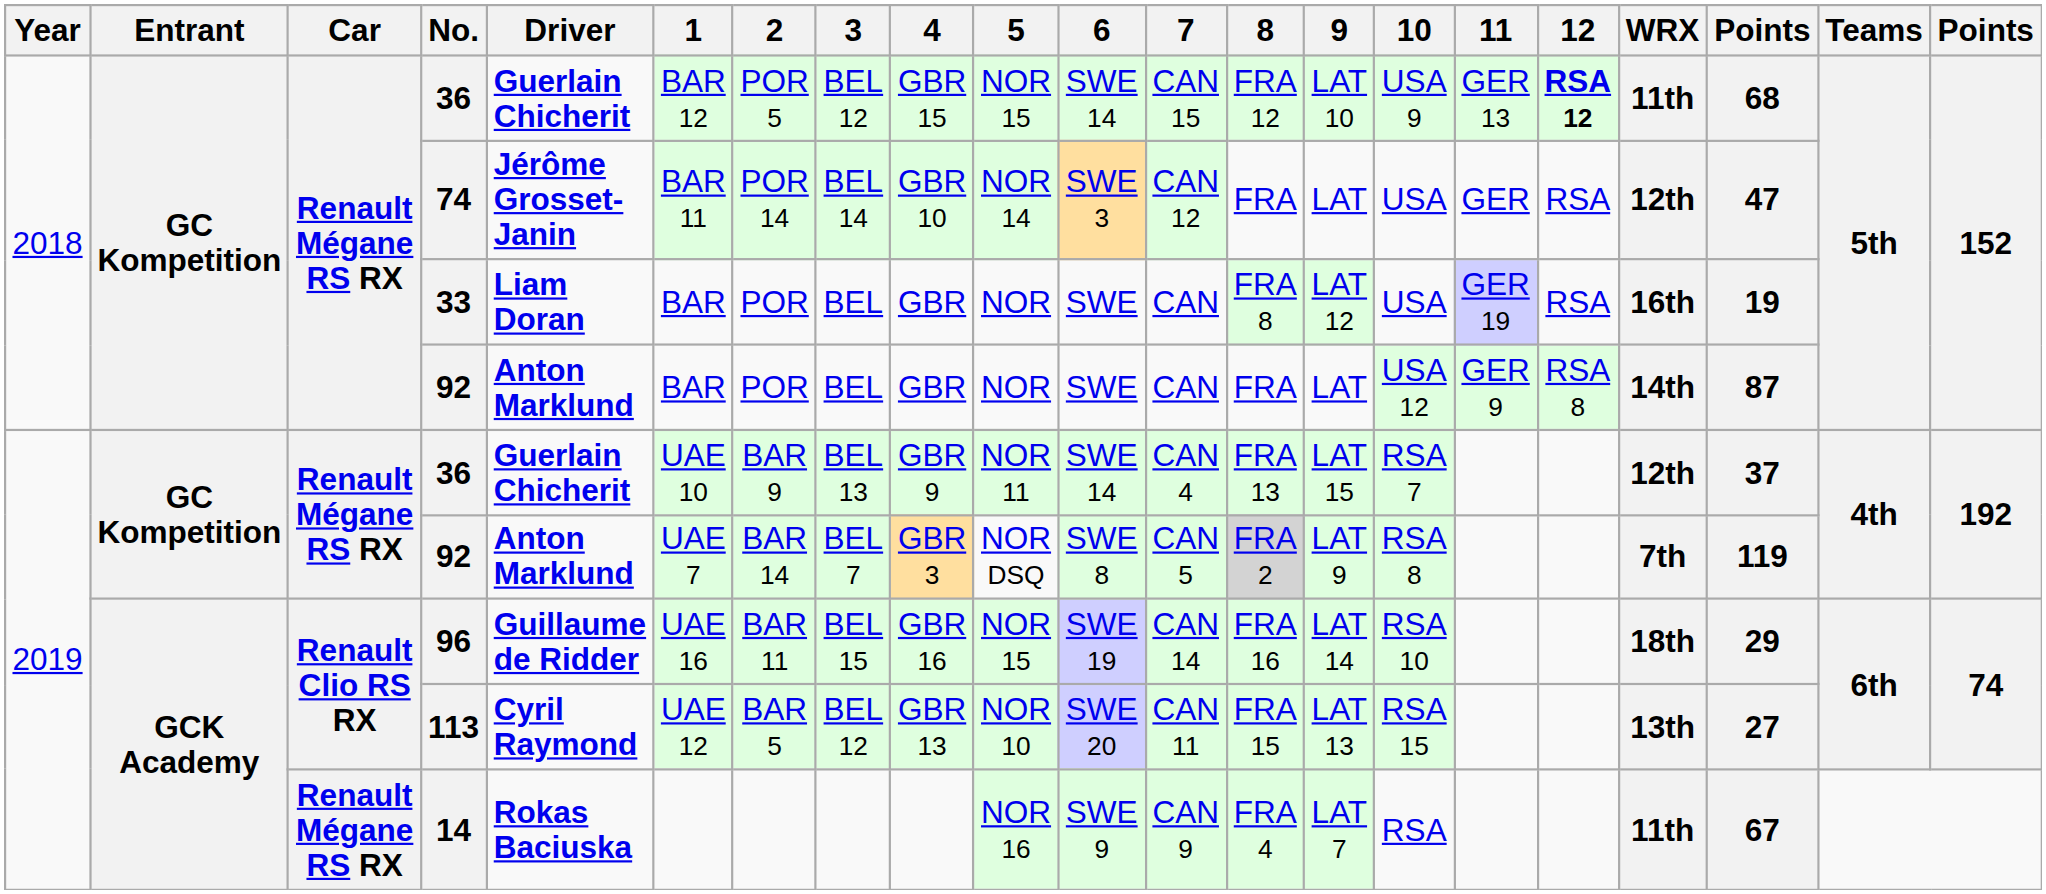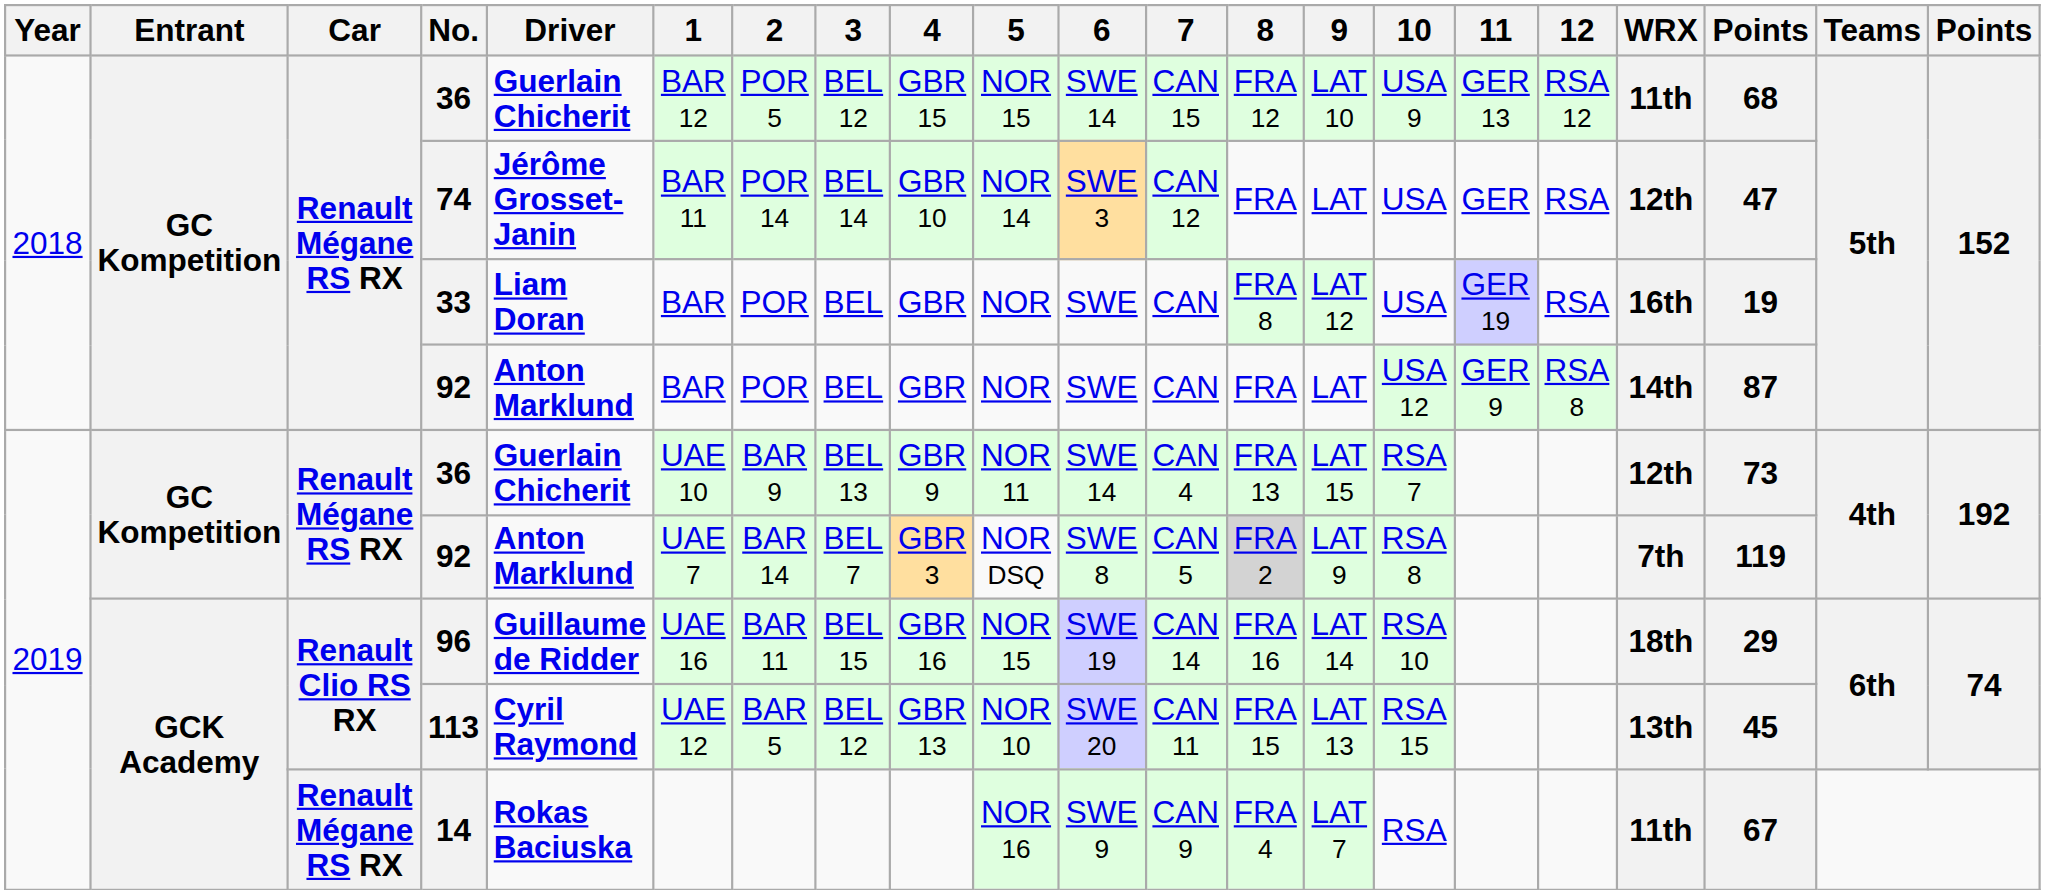(1578, 98) bold -> (1577, 98) normal
(1762, 472) 37 -> (1761, 472) 73
(1762, 727) 27 -> (1761, 727) 45
